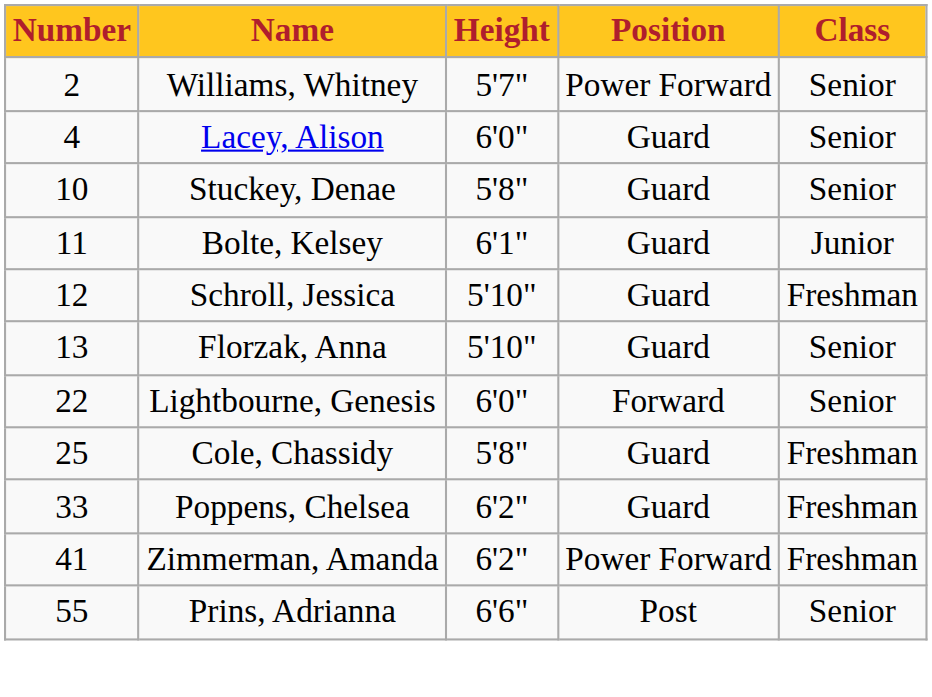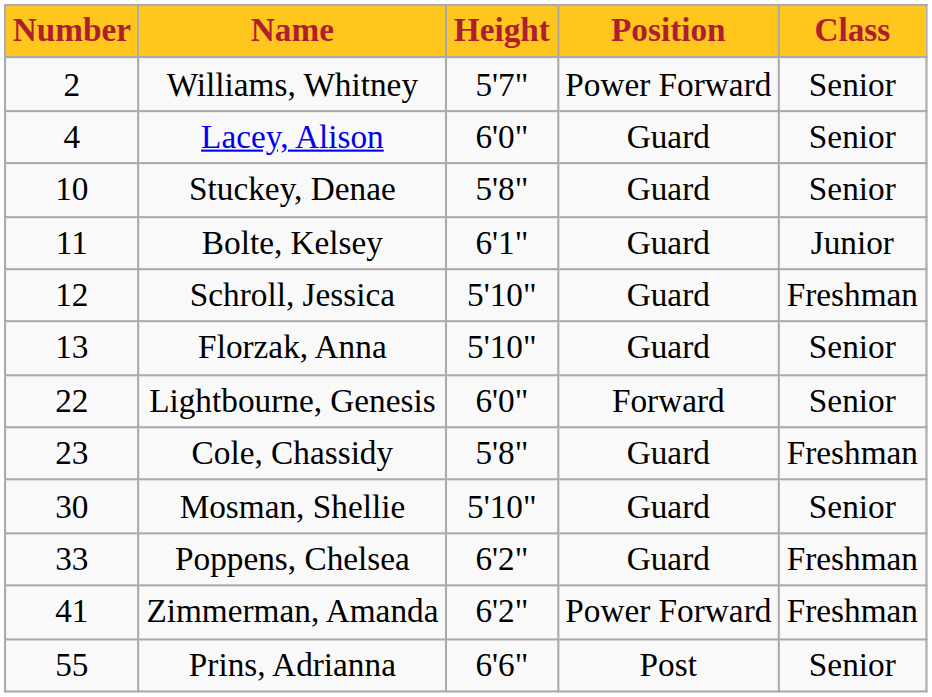(72, 453) 25 -> (72, 453) 23
+ row: (292, 505)
